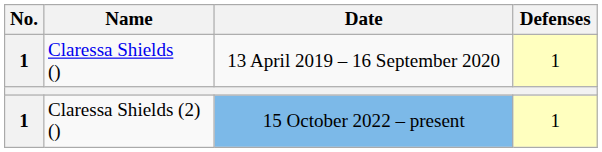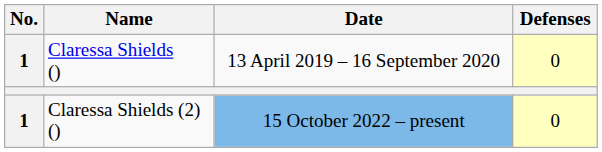(555, 60) 1 -> (555, 60) 0
(555, 120) 1 -> (555, 120) 0
